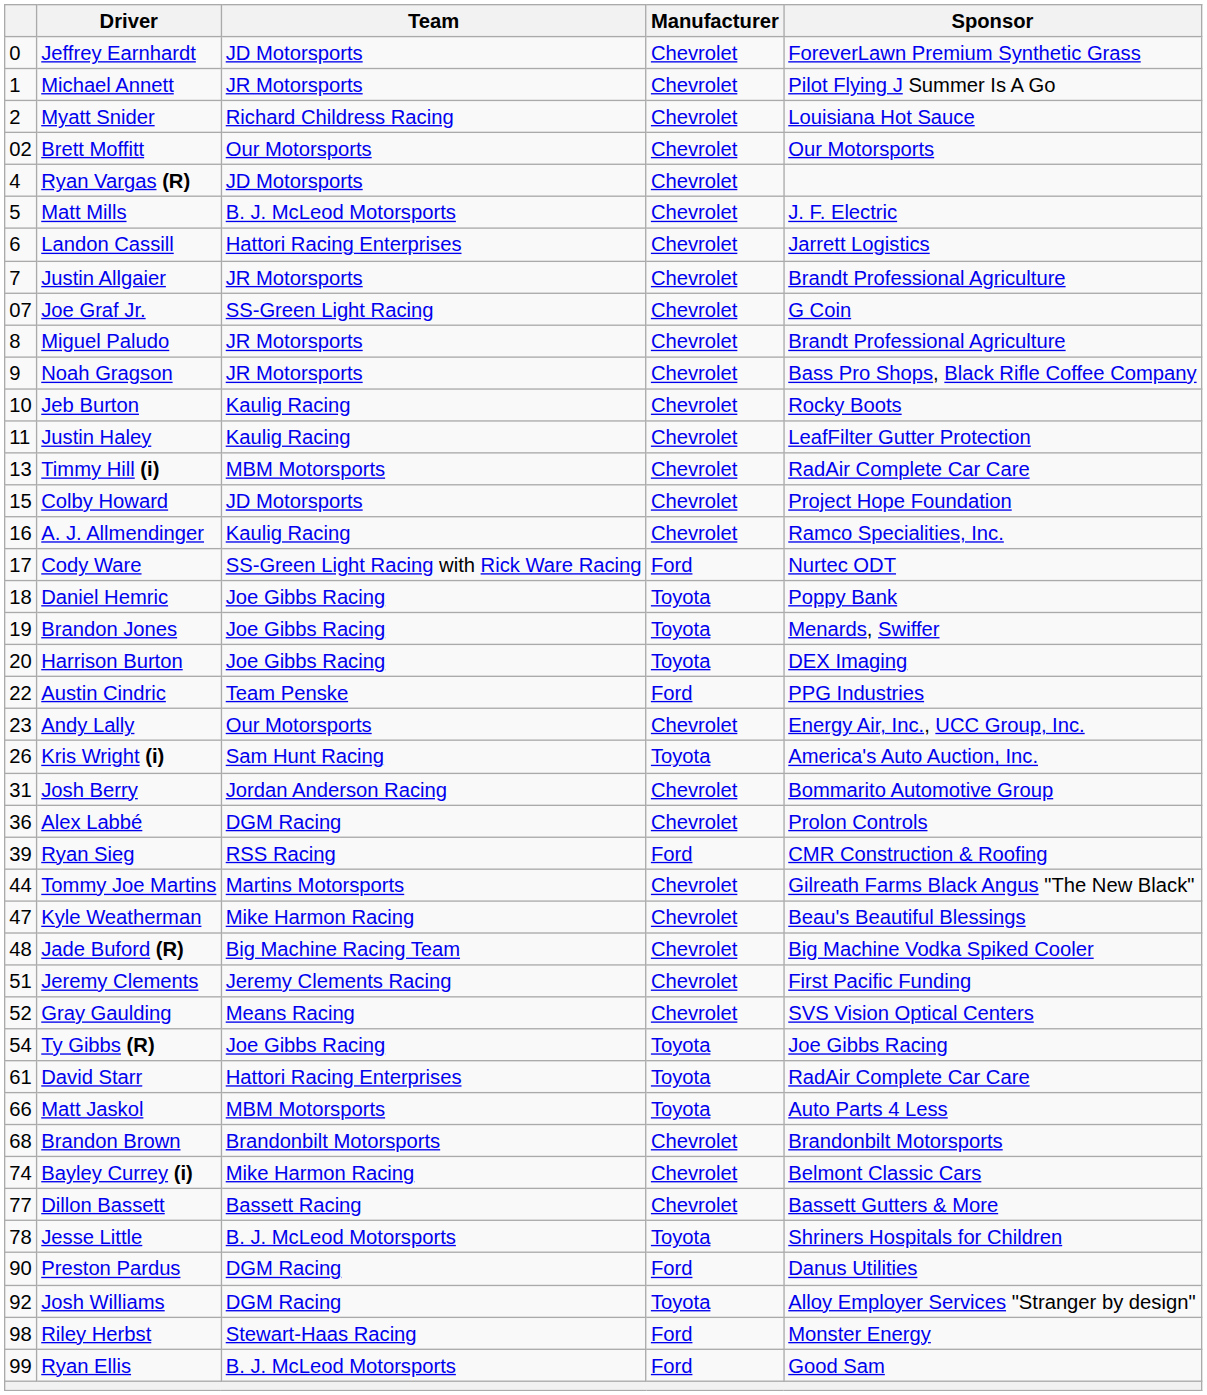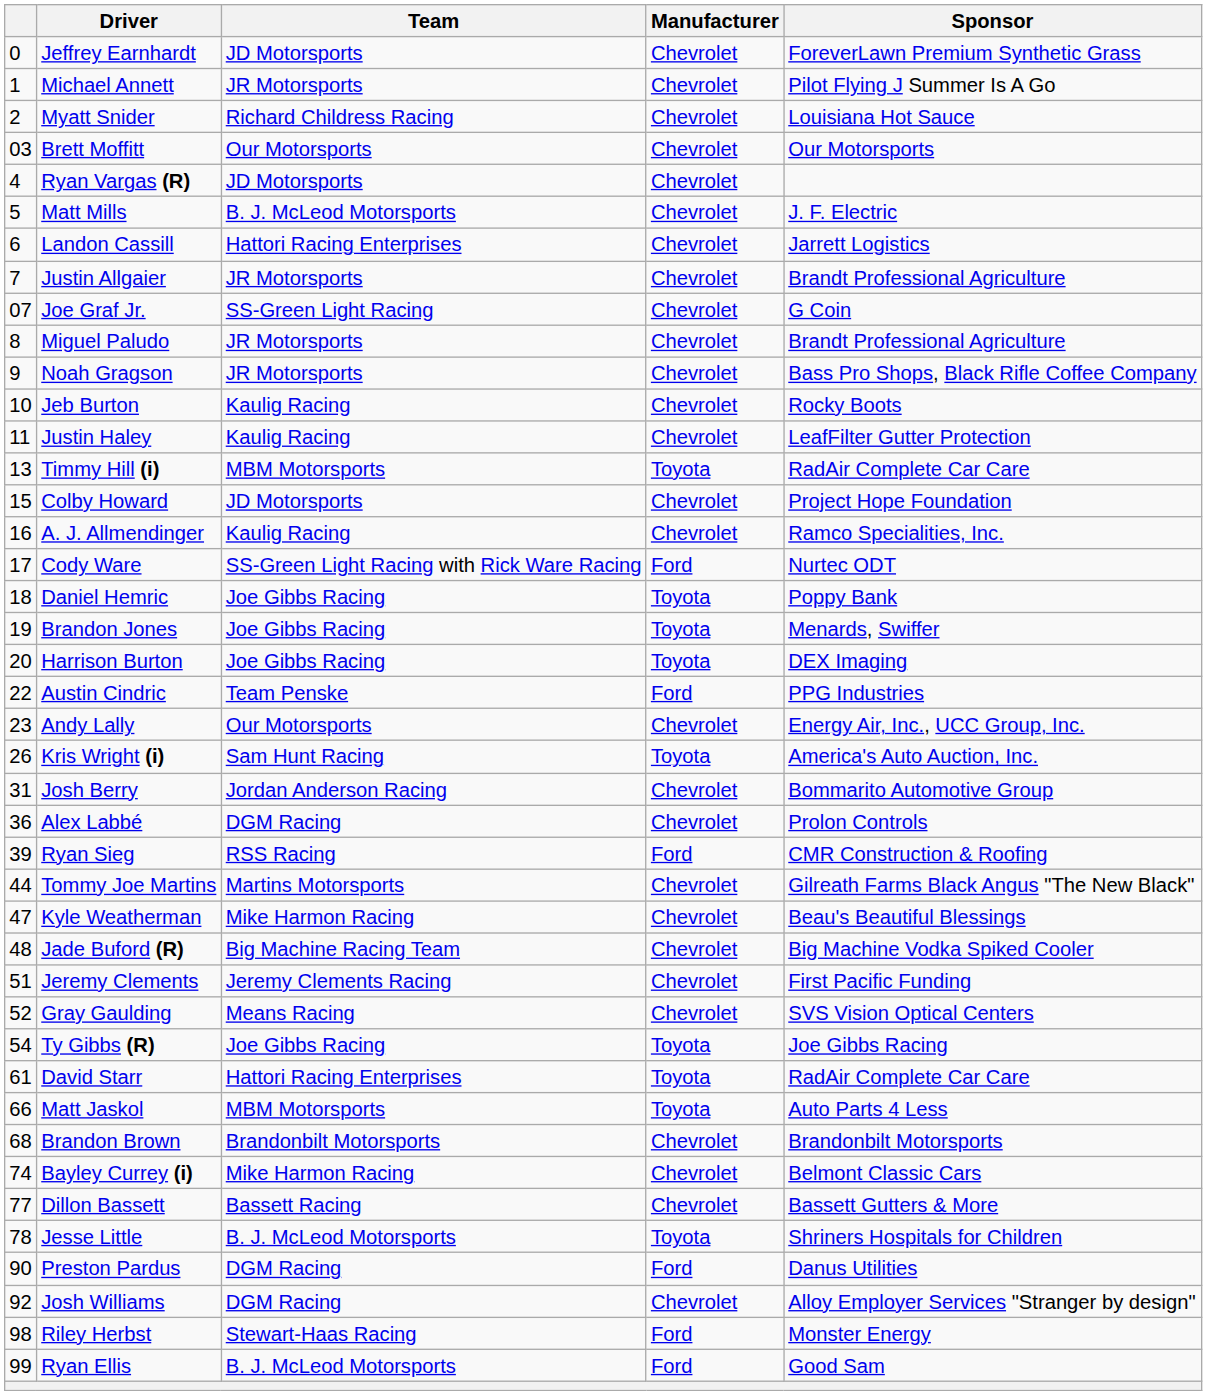(21, 149) 02 -> (21, 149) 03
(694, 469) Chevrolet -> (681, 469) Toyota
(681, 1301) Toyota -> (694, 1301) Chevrolet
